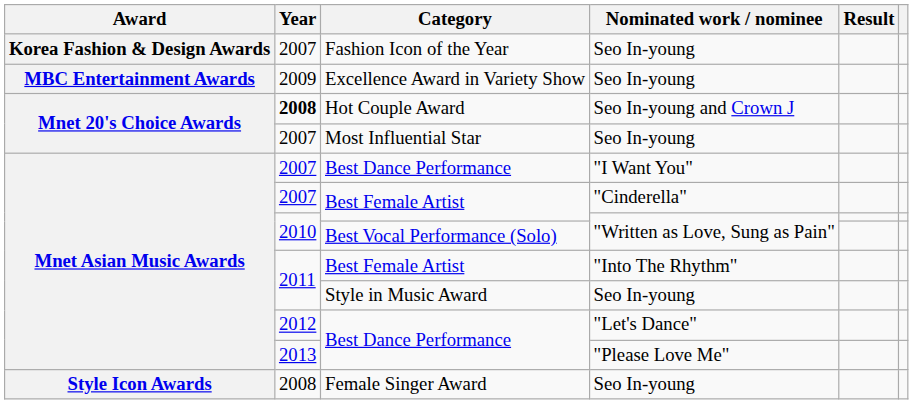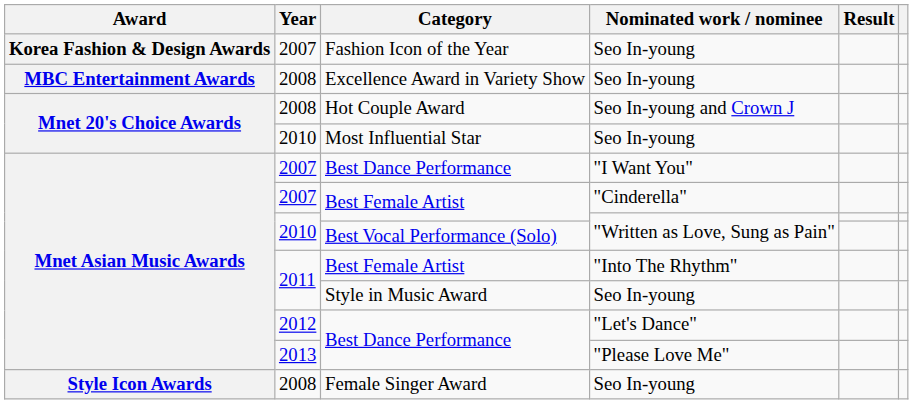(298, 78) 2009 -> (298, 78) 2008
(298, 108) bold -> (298, 108) normal
(298, 138) 2007 -> (298, 138) 2010
